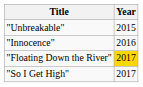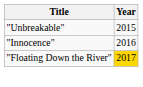- row: (38, 74)
